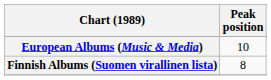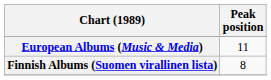(243, 46) 10 -> (243, 46) 11
